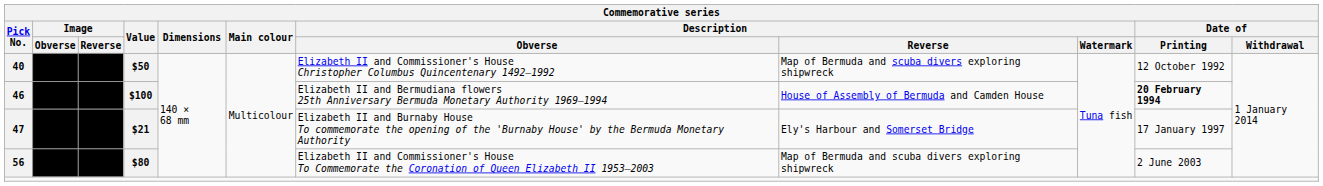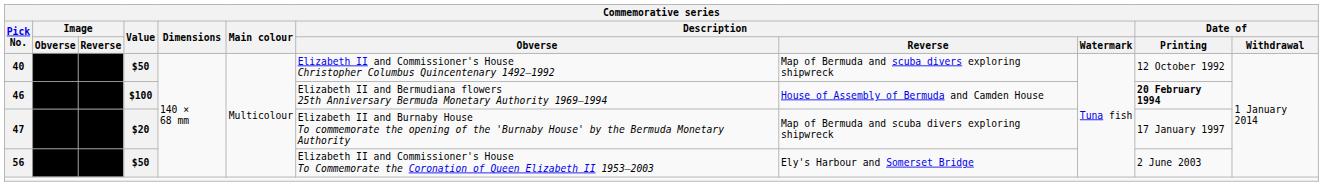(141, 129) $21 -> (141, 129) $20
(877, 129) Ely's Harbour and Somerset Bridge -> (901, 129) Map of Bermuda and scuba divers exploring shipwreck
(141, 163) $80 -> (141, 163) $50
(901, 163) Map of Bermuda and scuba divers exploring shipwreck -> (877, 163) Ely's Harbour and Somerset Bridge
